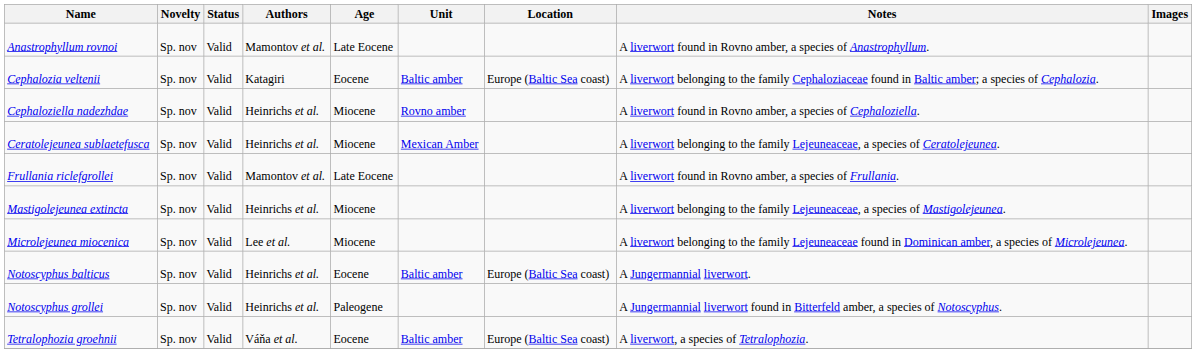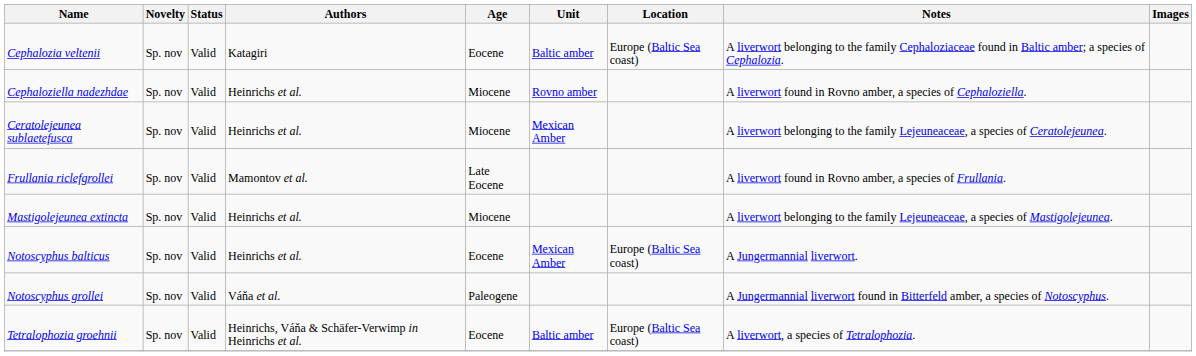- row: (62, 46)
- row: (68, 241)
(432, 274) Baltic amber -> (553, 256) Mexican Amber
(282, 306) Heinrichs et al. -> (254, 295) Váňa et al.
(271, 339) Váňa et al. -> (323, 335) Heinrichs, Váňa & Schäfer-Verwimp in Heinrichs et al.
